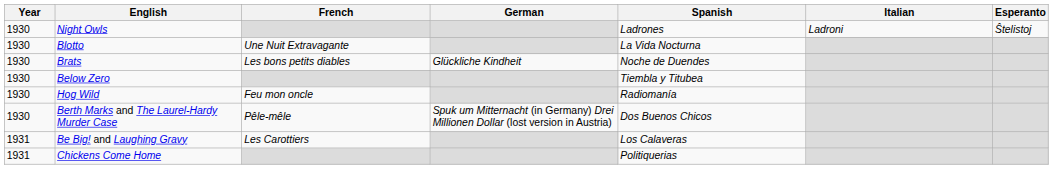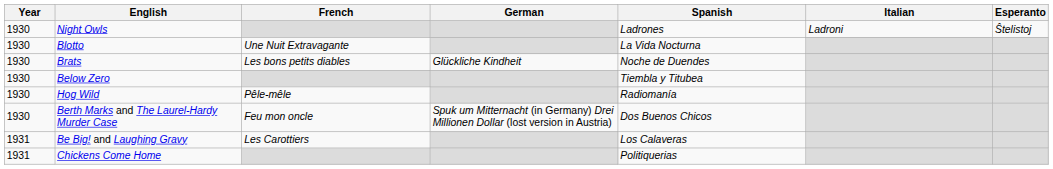(279, 95) Feu mon oncle -> (268, 95) Pêle-mêle
(268, 117) Pêle-mêle -> (279, 117) Feu mon oncle
